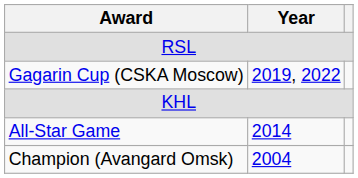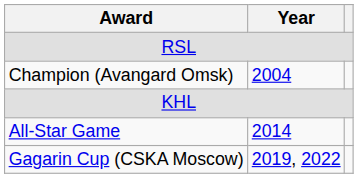rows swapped: (121, 159) <-> (126, 74)
